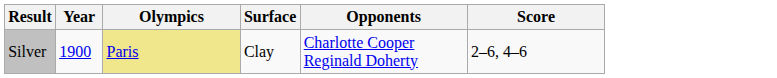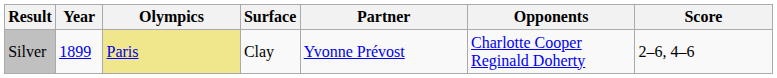+ column: (384, 17)
(75, 51) 1900 -> (75, 51) 1899
